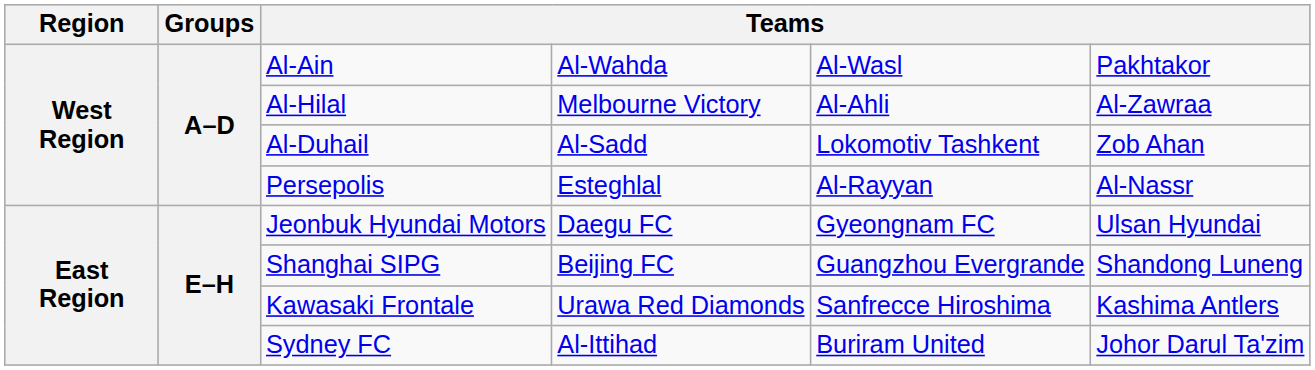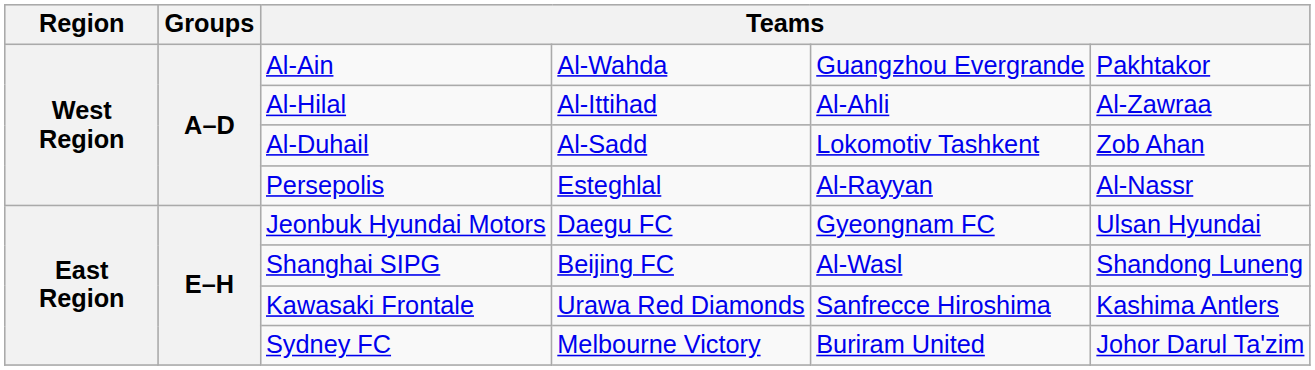(859, 64) Al-Wasl -> (950, 64) Guangzhou Evergrande
(659, 104) Melbourne Victory -> (607, 104) Al-Ittihad
(950, 265) Guangzhou Evergrande -> (859, 265) Al-Wasl
(607, 345) Al-Ittihad -> (659, 345) Melbourne Victory
